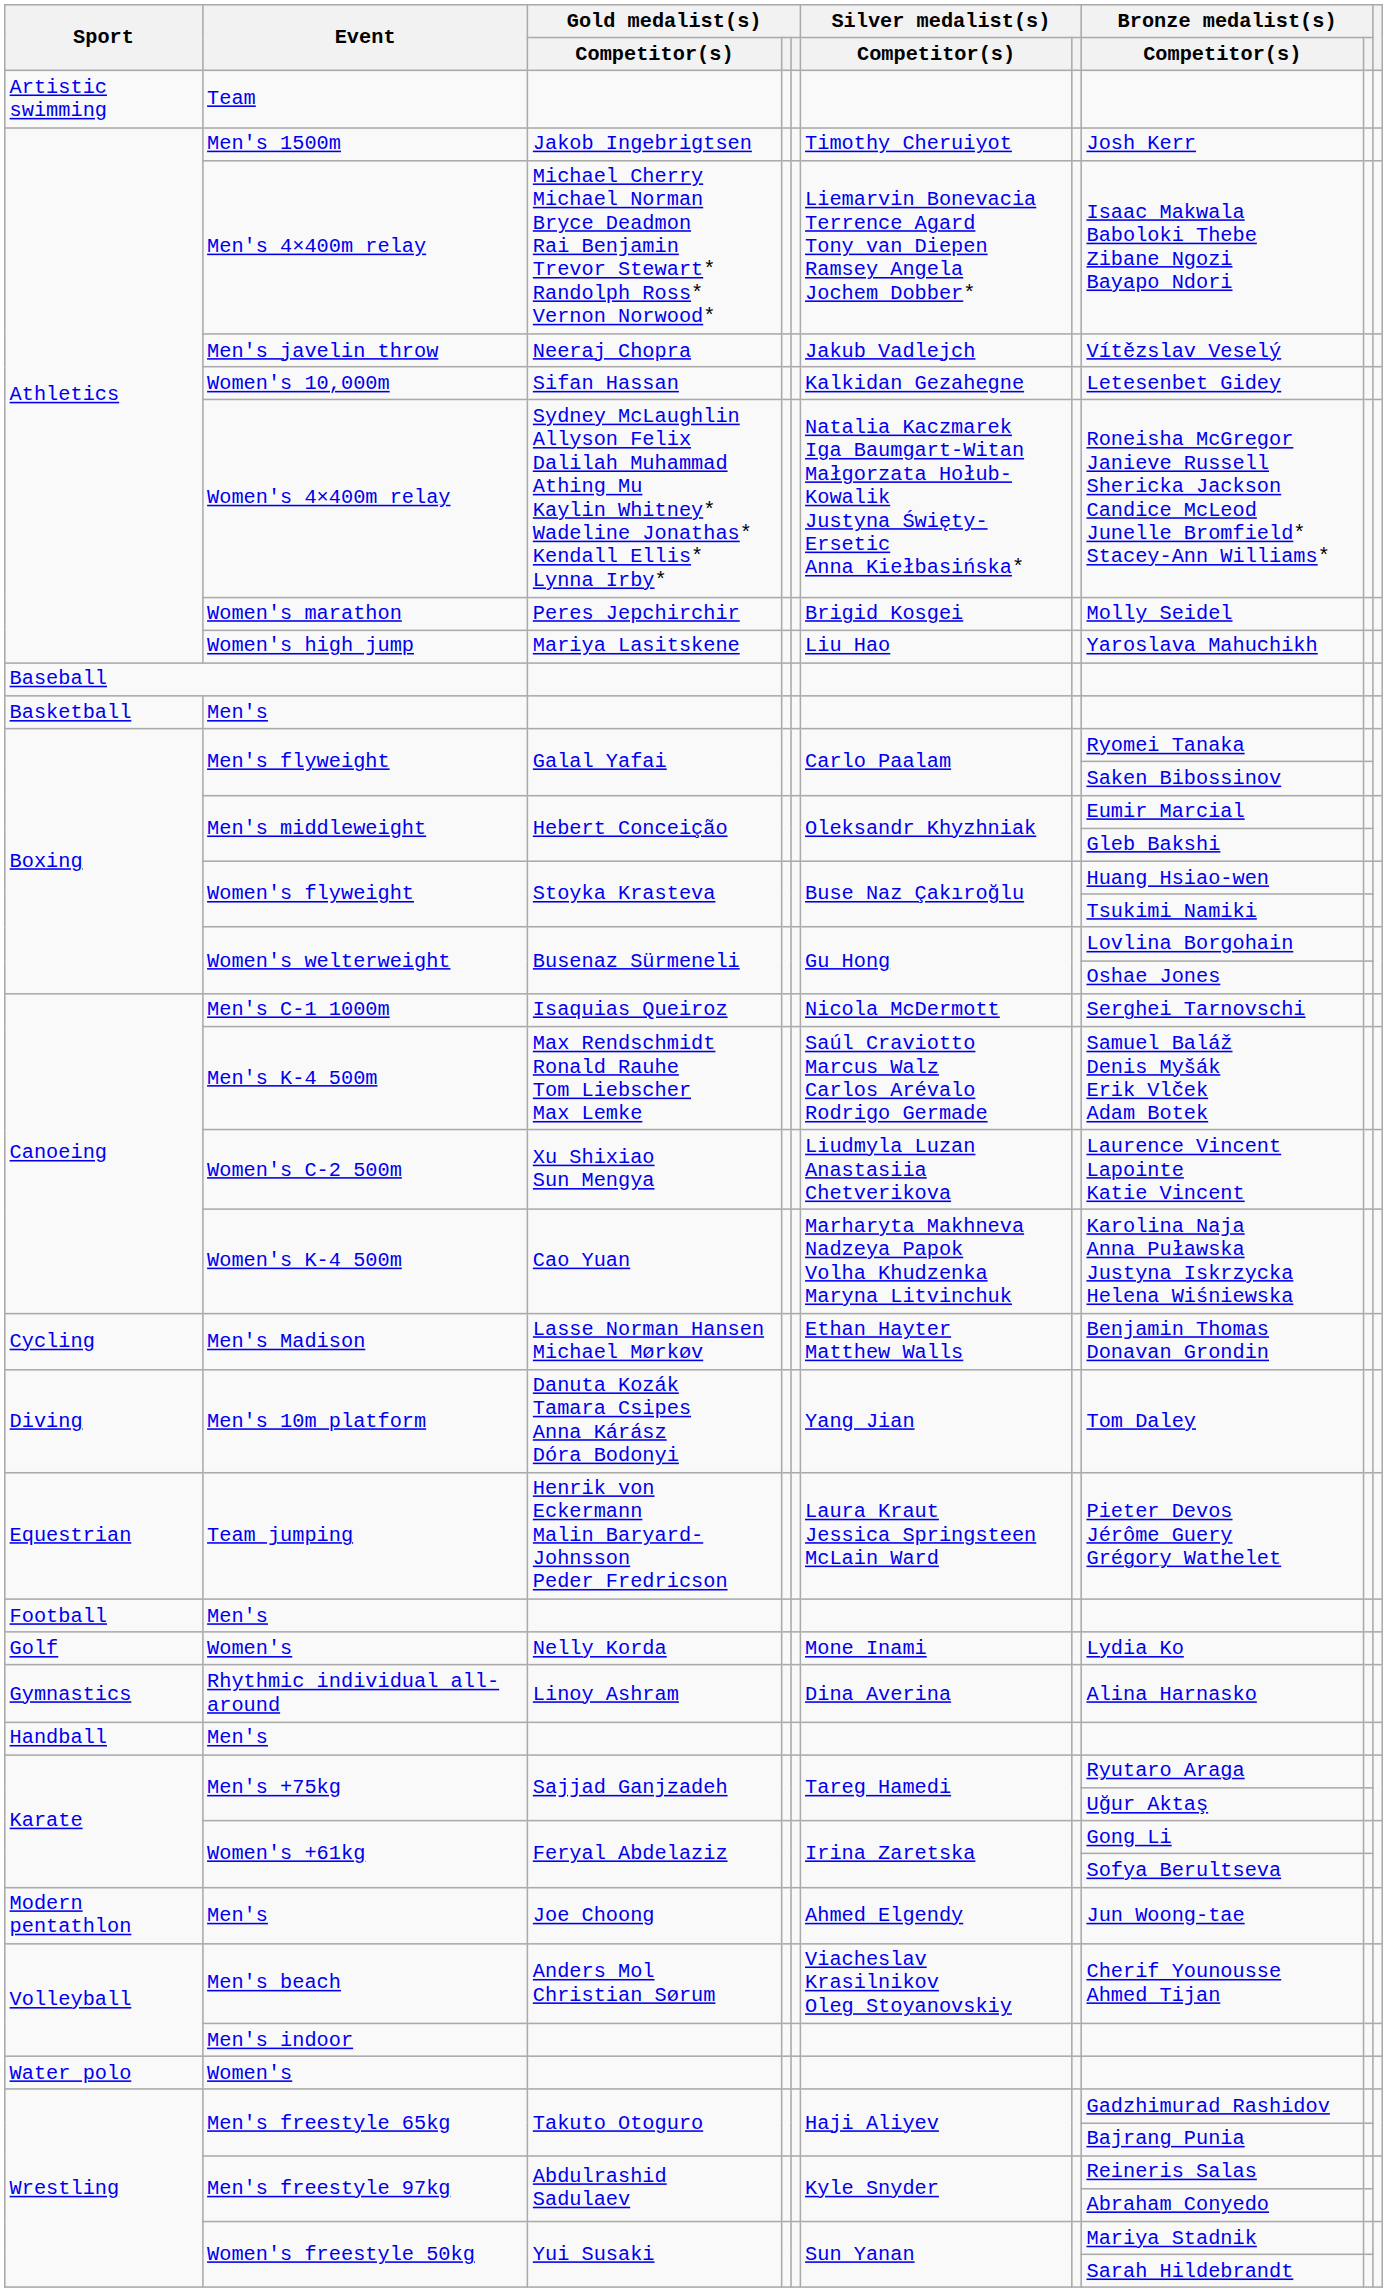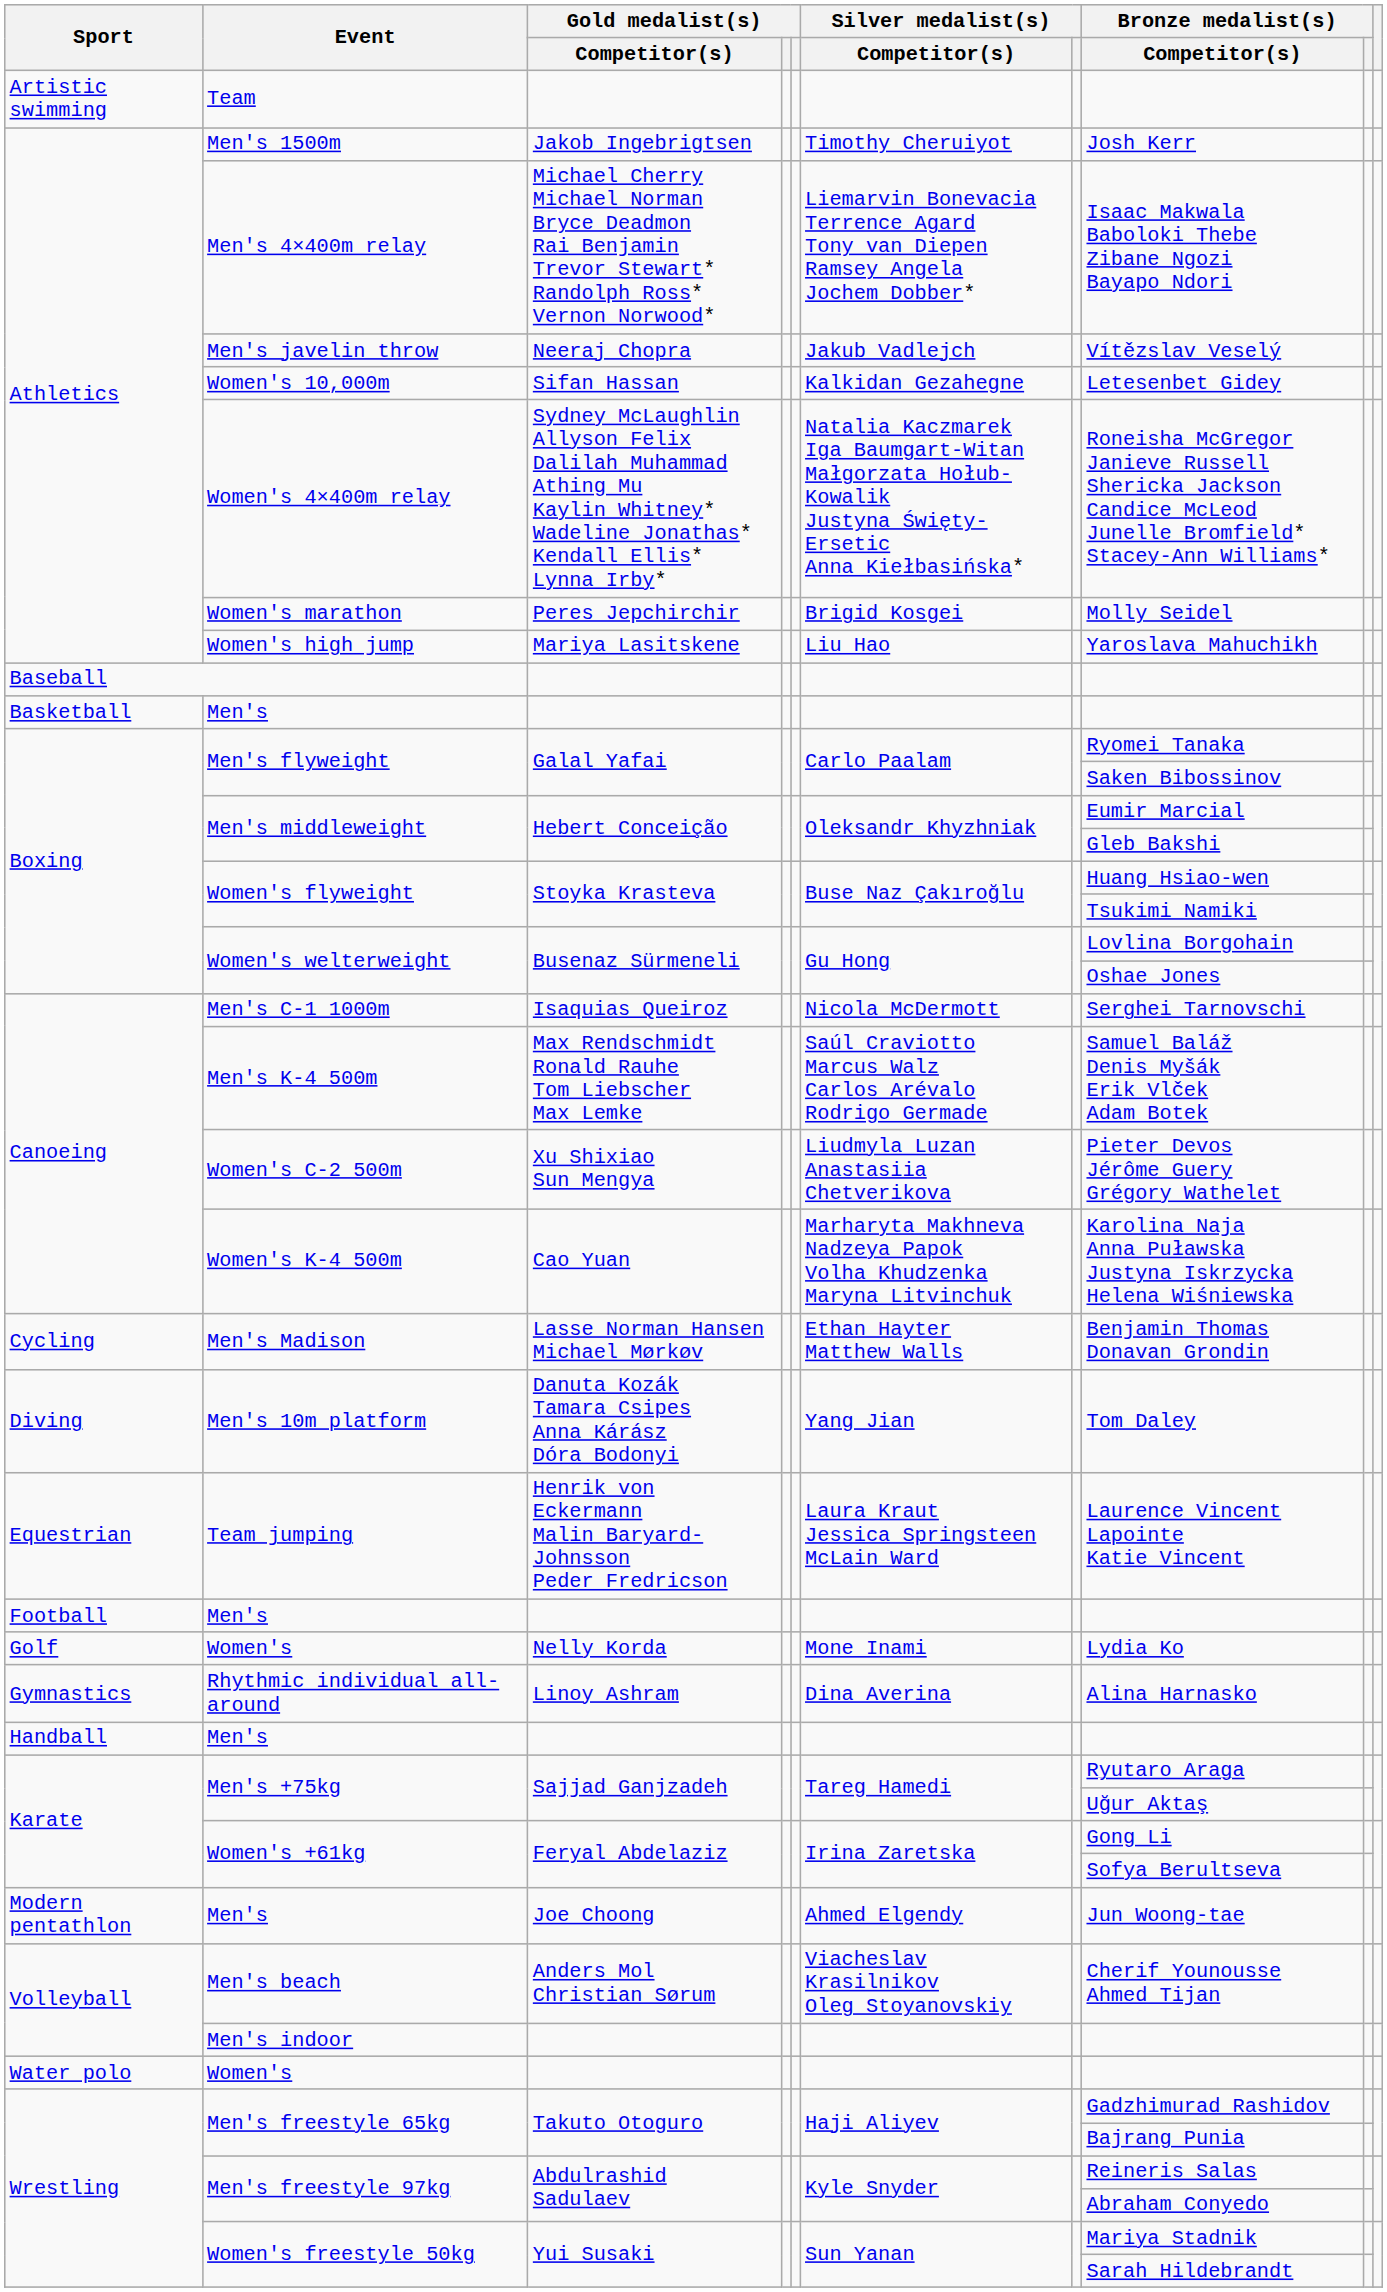(1184, 1170) Laurence Vincent Lapointe Katie Vincent -> (1184, 1170) Pieter Devos Jérôme Guery Grégory Wathelet
(1184, 1536) Pieter Devos Jérôme Guery Grégory Wathelet -> (1184, 1536) Laurence Vincent Lapointe Katie Vincent
